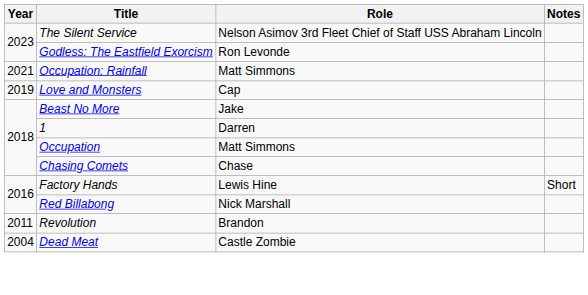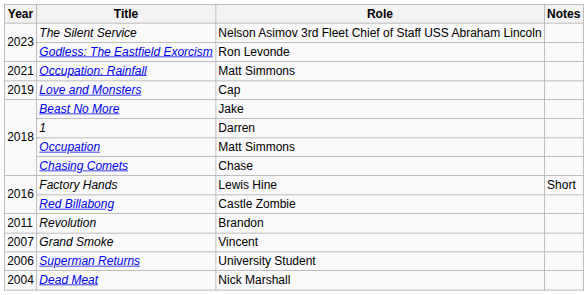(254, 204) Nick Marshall -> (257, 204) Castle Zombie
+ row: (76, 242)
+ row: (90, 261)
(257, 242) Castle Zombie -> (254, 280) Nick Marshall
